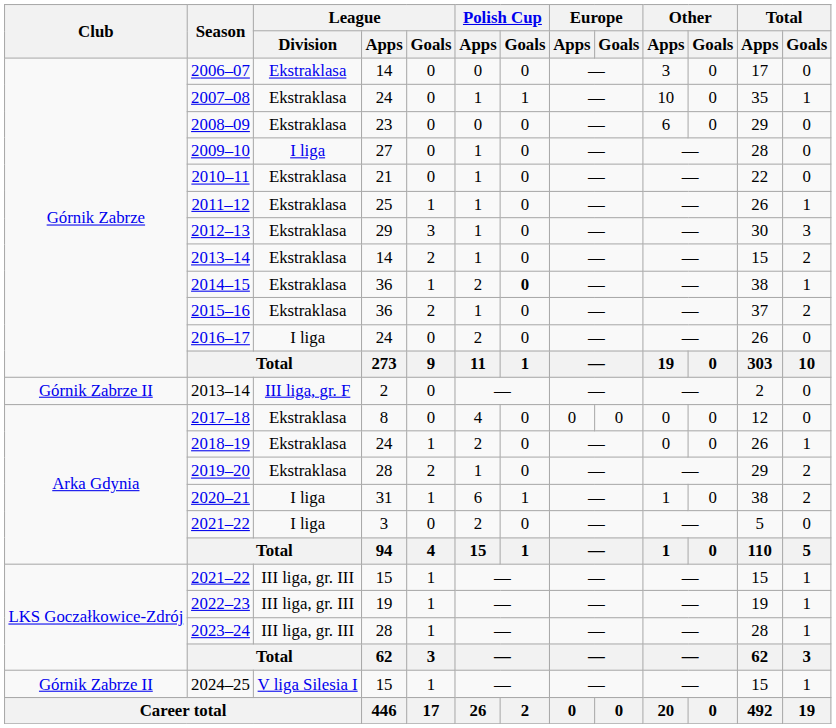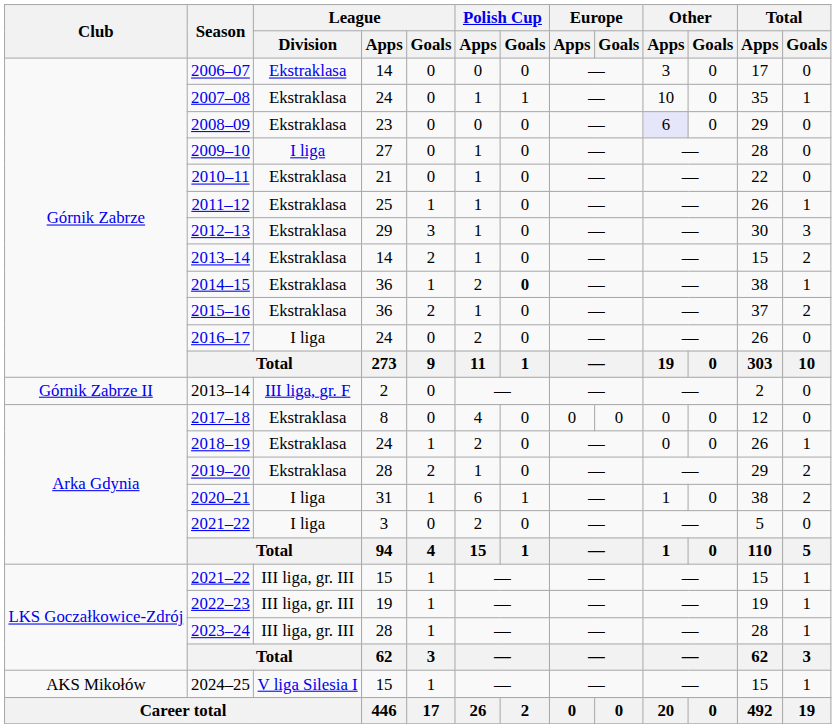(666, 124) no background -> (666, 124) lavender background
(96, 683) Górnik Zabrze II -> (96, 683) AKS Mikołów
